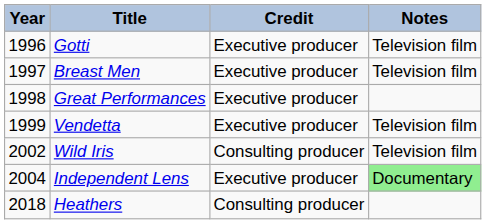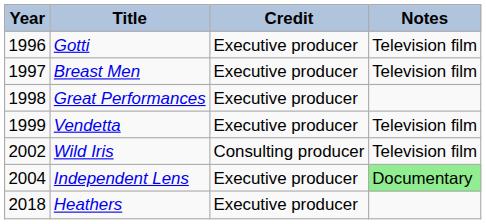(289, 205) Consulting producer -> (286, 205) Executive producer
